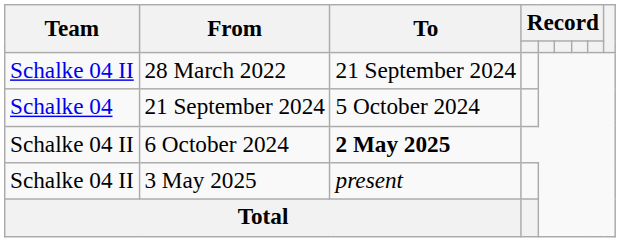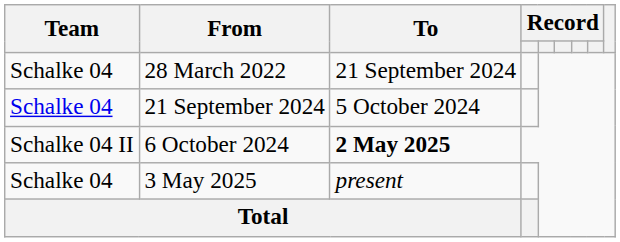(72, 70) Schalke 04 II -> (61, 70) Schalke 04
(72, 180) Schalke 04 II -> (61, 180) Schalke 04
